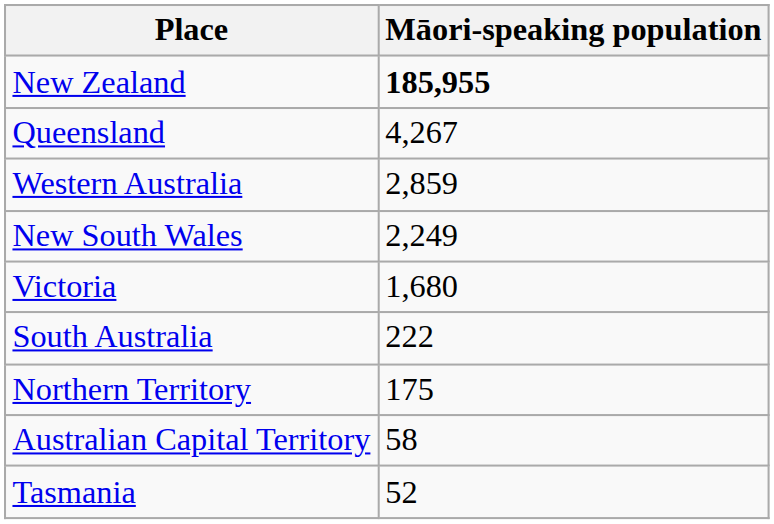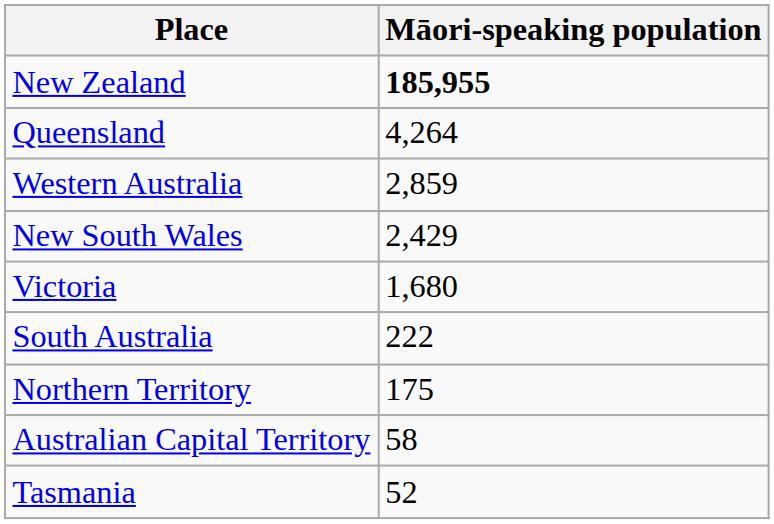(422, 132) 4,267 -> (422, 132) 4,264
(422, 235) 2,249 -> (422, 235) 2,429
